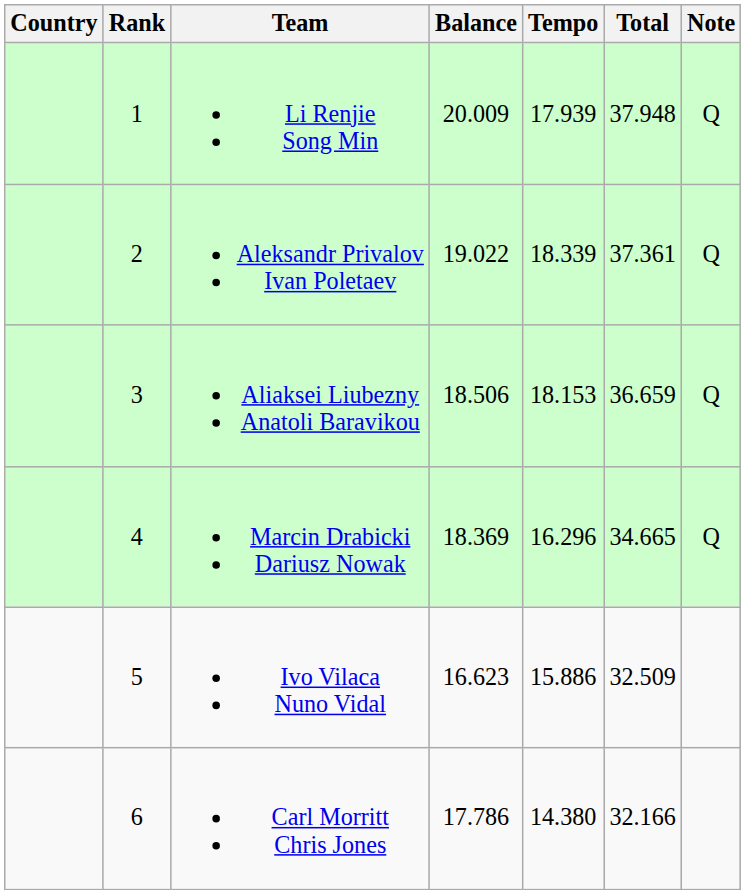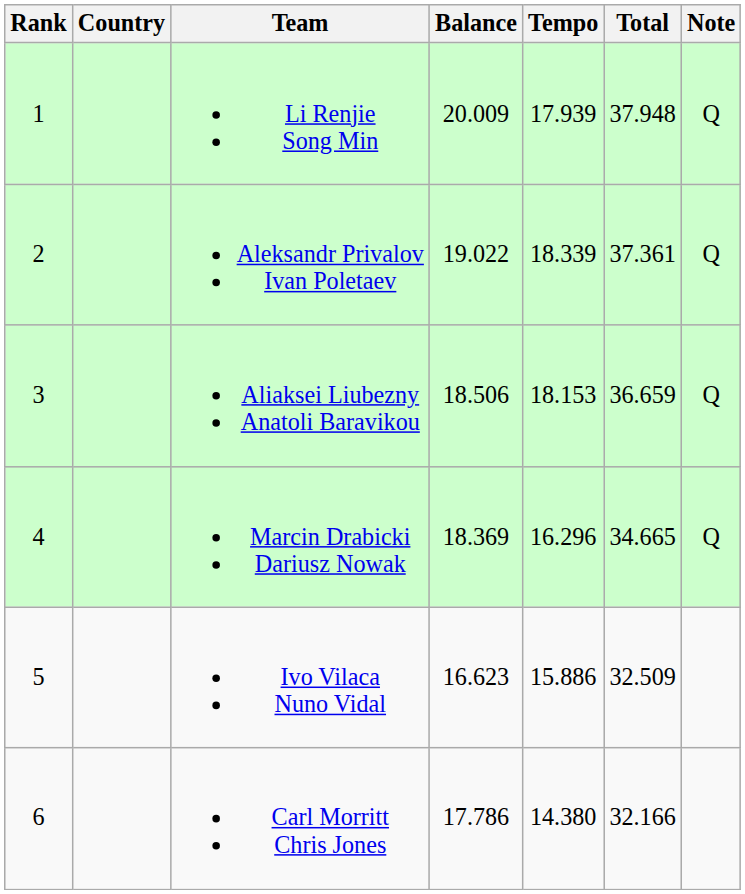columns swapped: (137, 23) <-> (54, 23)
